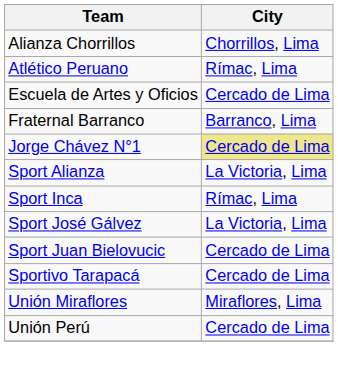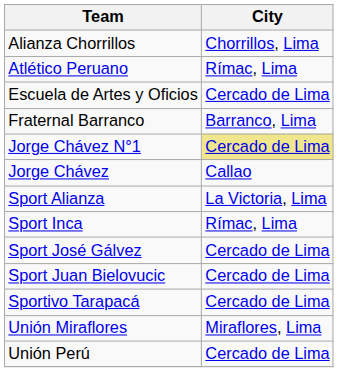+ row: (59, 172)
(266, 224) La Victoria, Lima -> (268, 250) Cercado de Lima
